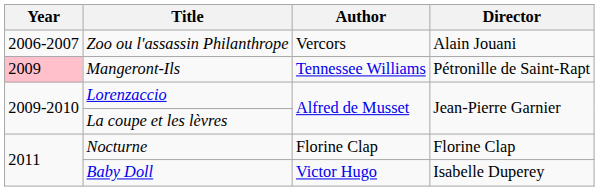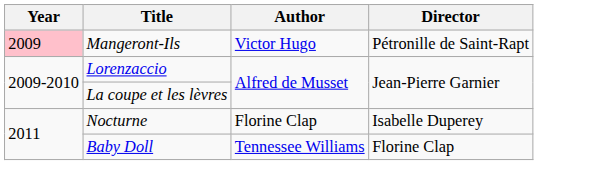- row: (187, 43)
(361, 69) Tennessee Williams -> (275, 43) Victor Hugo
(474, 146) Florine Clap -> (428, 120) Isabelle Duperey
(336, 172) Victor Hugo -> (300, 146) Tennessee Williams
(489, 172) Isabelle Duperey -> (413, 146) Florine Clap
